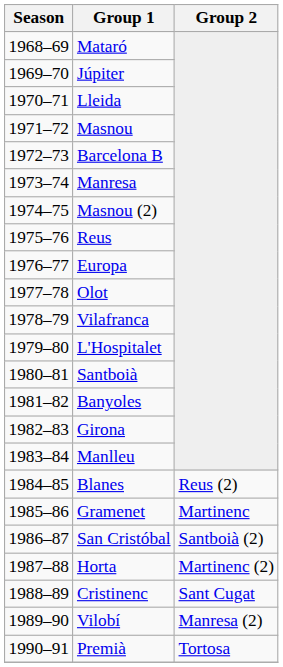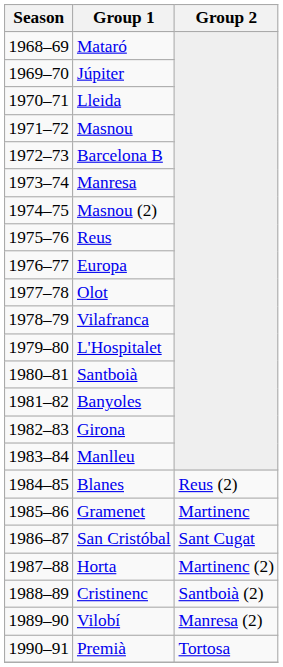(221, 538) Santboià (2) -> (217, 538) Sant Cugat
(217, 593) Sant Cugat -> (221, 593) Santboià (2)
